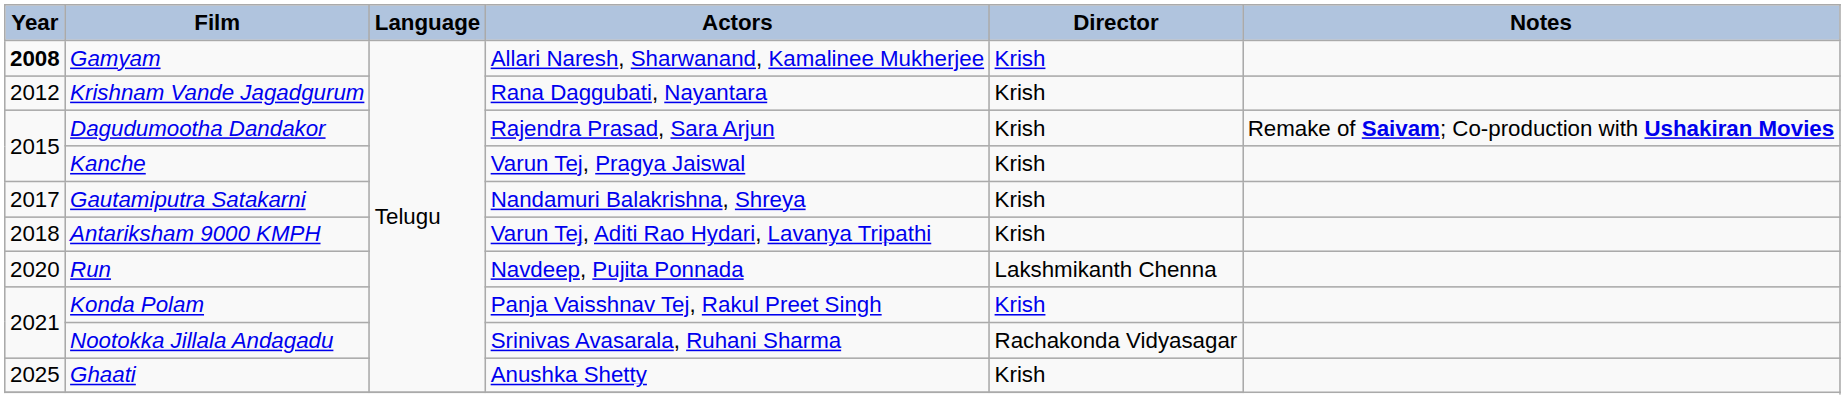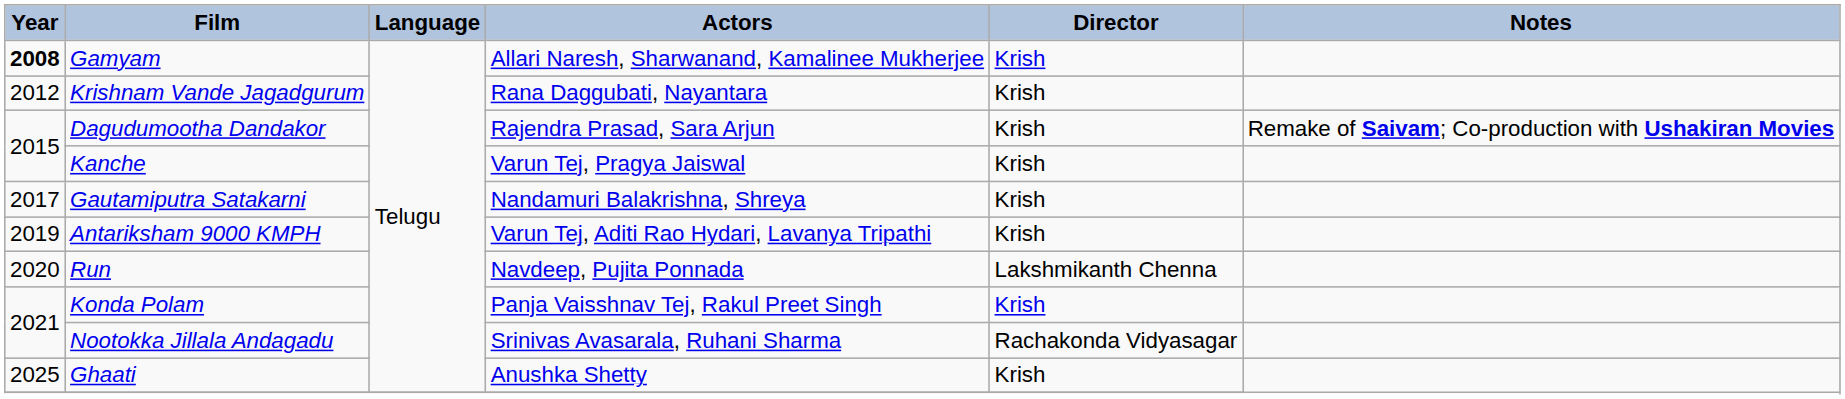(35, 234) 2018 -> (35, 234) 2019
